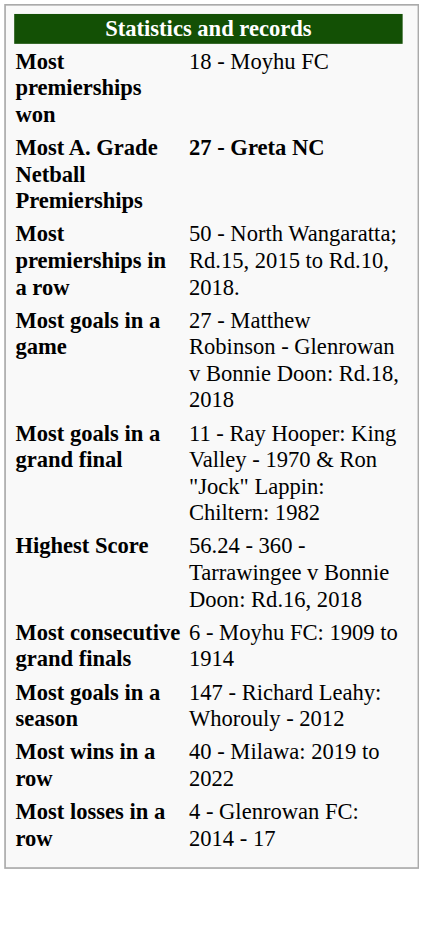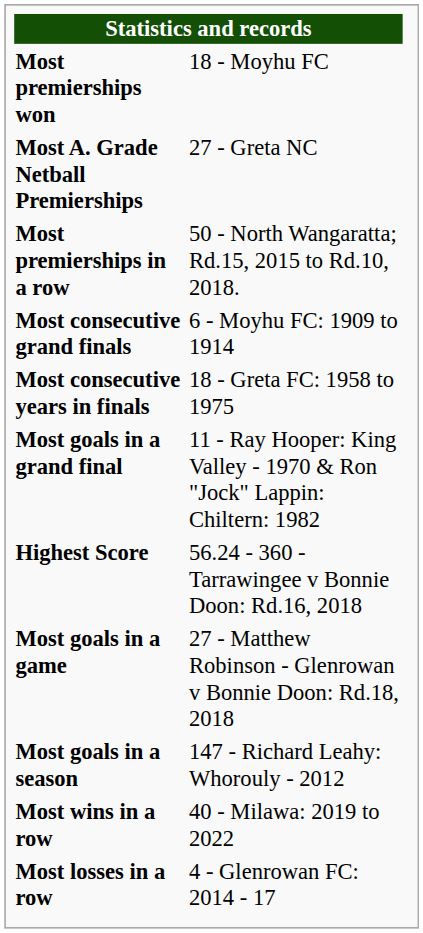(257, 147) bold -> (253, 147) normal
rows swapped: (98, 645) <-> (88, 333)
+ row: (98, 393)
